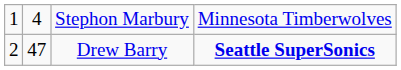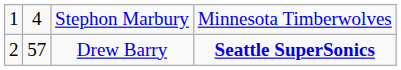(37, 49) 47 -> (37, 49) 57
